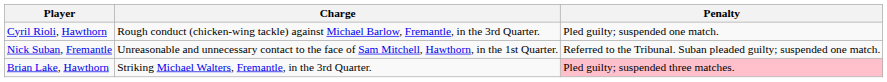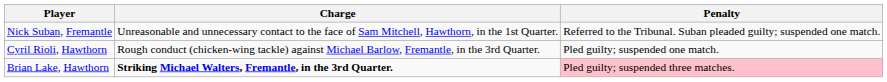rows swapped: (60, 49) <-> (57, 31)
(244, 67) normal -> (255, 67) bold
